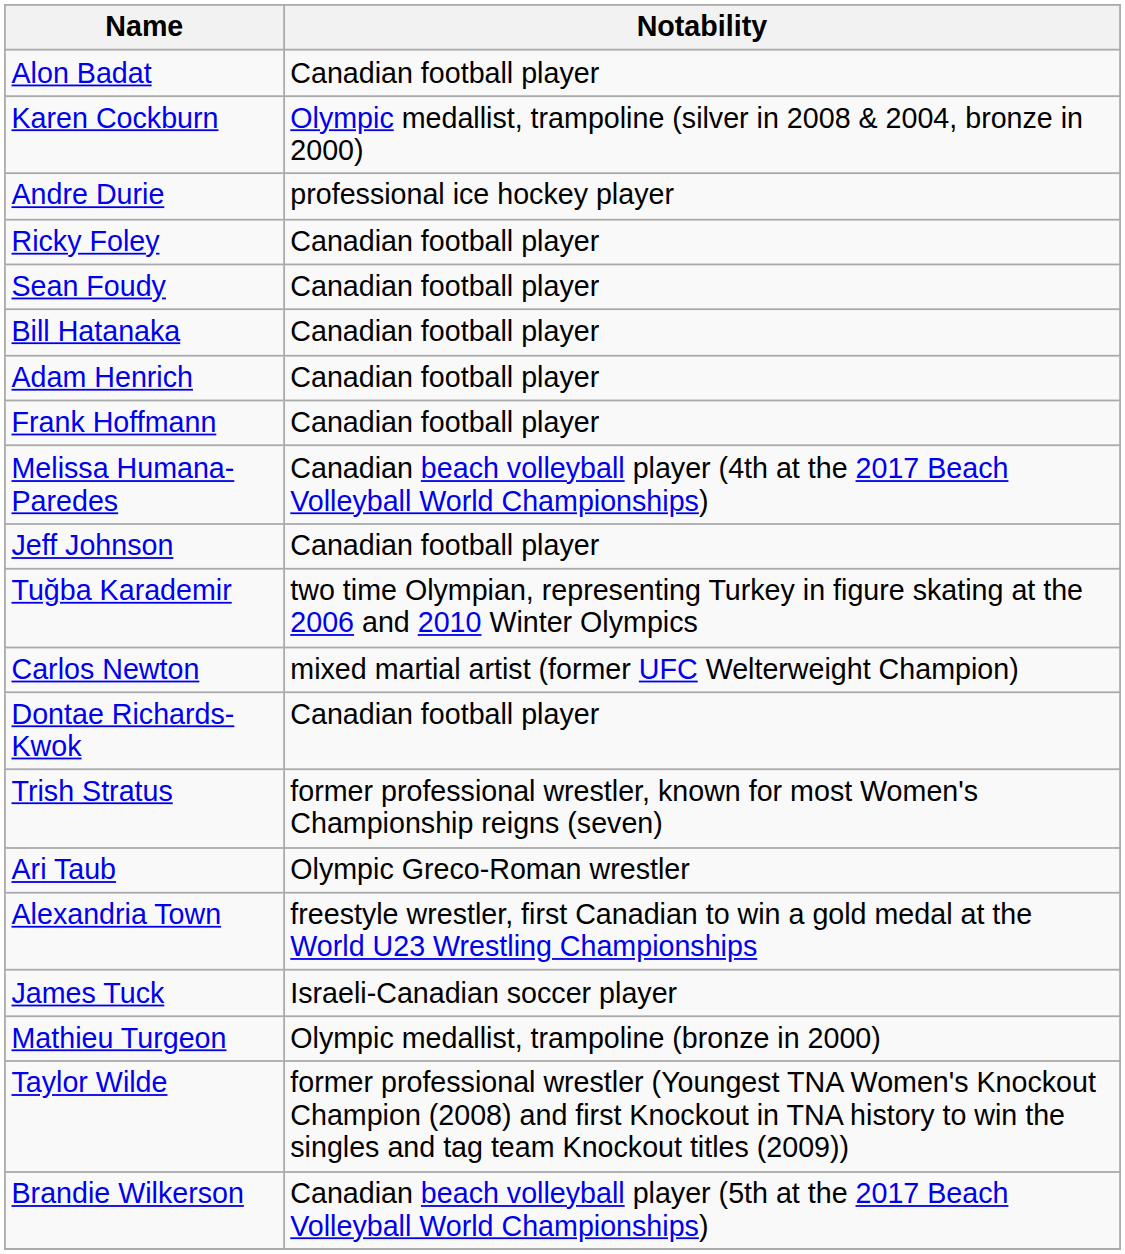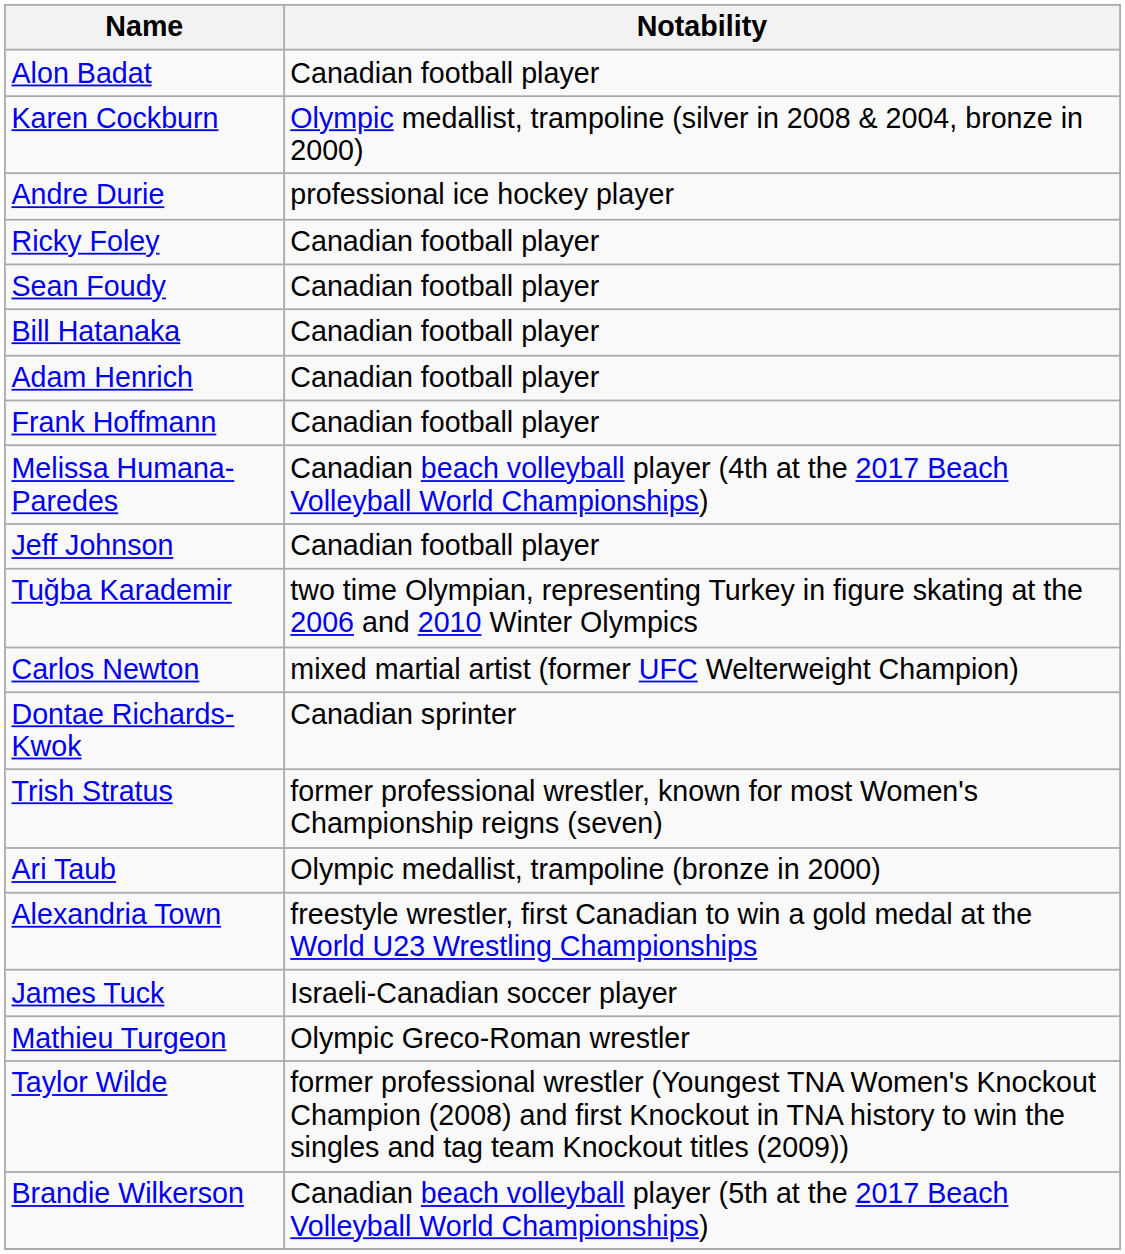(445, 714) Canadian football player -> (403, 714) Canadian sprinter
(490, 869) Olympic Greco-Roman wrestler -> (586, 869) Olympic medallist, trampoline (bronze in 2000)
(586, 1038) Olympic medallist, trampoline (bronze in 2000) -> (490, 1038) Olympic Greco-Roman wrestler
